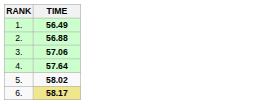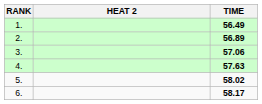+ column: (122, 12)
(57, 39) 56.88 -> (234, 39) 56.89
(57, 66) 57.64 -> (234, 66) 57.63
(57, 93) khaki background -> (234, 93) no background
